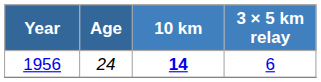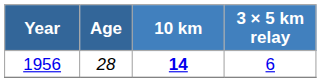(106, 64) 24 -> (106, 64) 28
